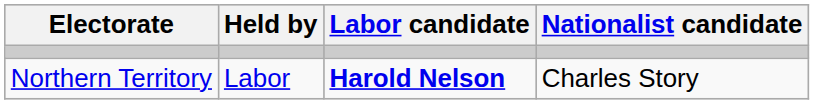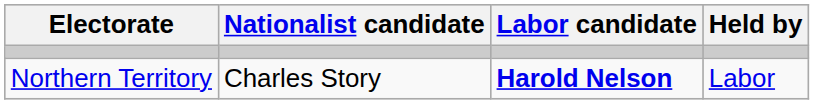columns swapped: (271, 25) <-> (672, 25)
